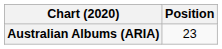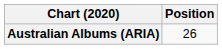(190, 34) 23 -> (190, 34) 26
